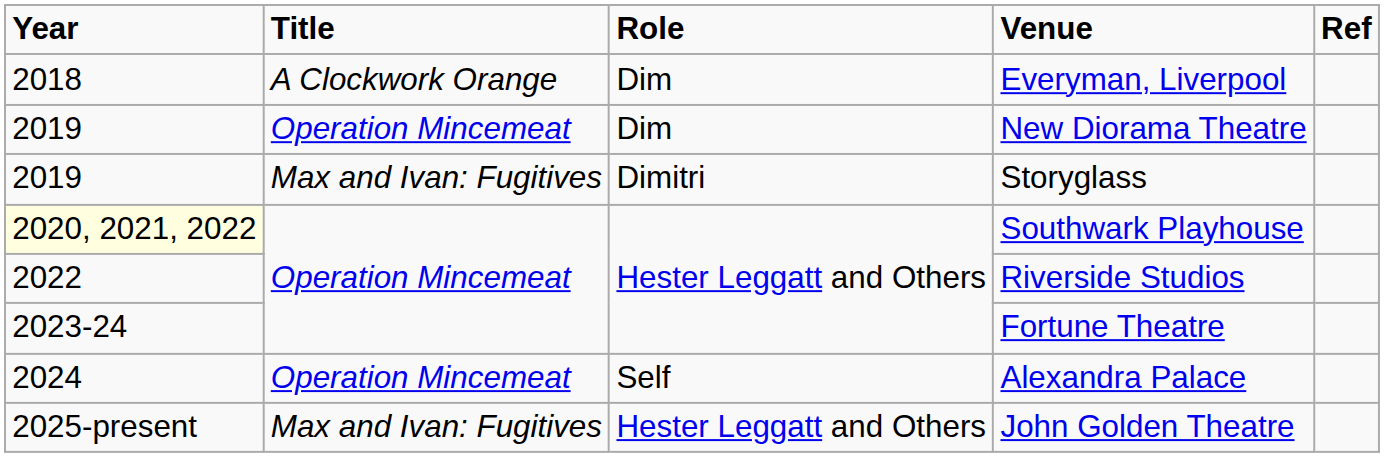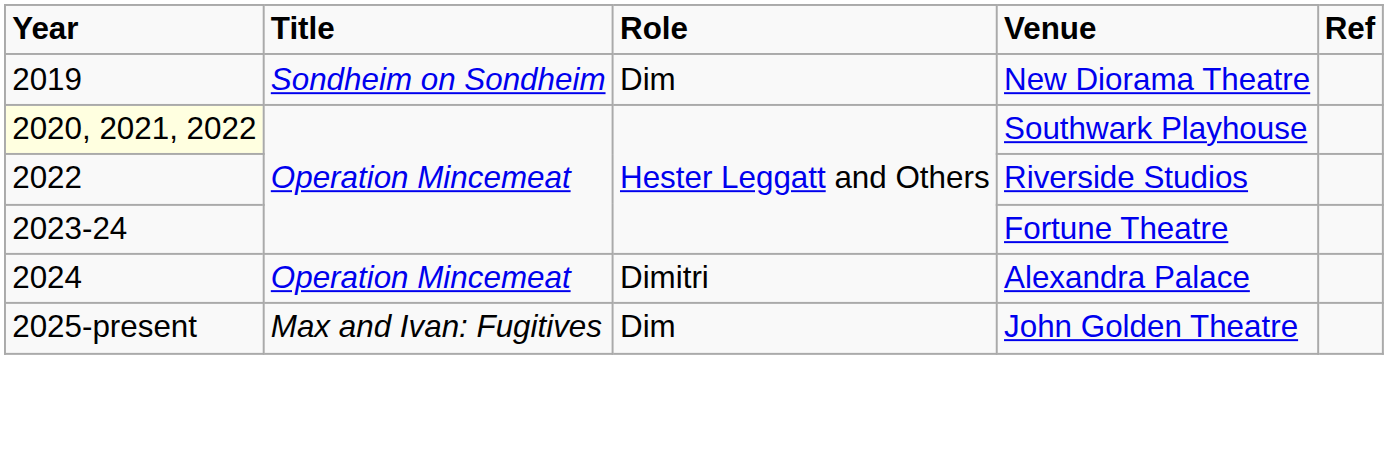- row: (1143, 79)
(421, 128) Operation Mincemeat -> (438, 79) Sondheim on Sondheim
- row: (1074, 178)
(643, 377) Self -> (664, 278) Dimitri
(801, 427) Hester Leggatt and Others -> (648, 327) Dim
